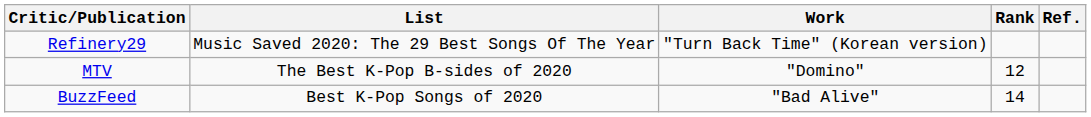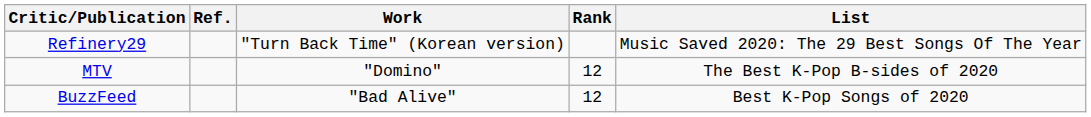columns swapped: (424, 18) <-> (1062, 18)
(1015, 98) 14 -> (592, 98) 12
